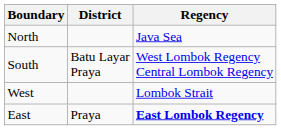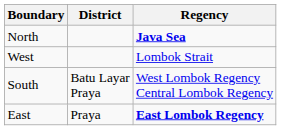(159, 36) normal -> (161, 36) bold
rows swapped: (23, 64) <-> (21, 93)
